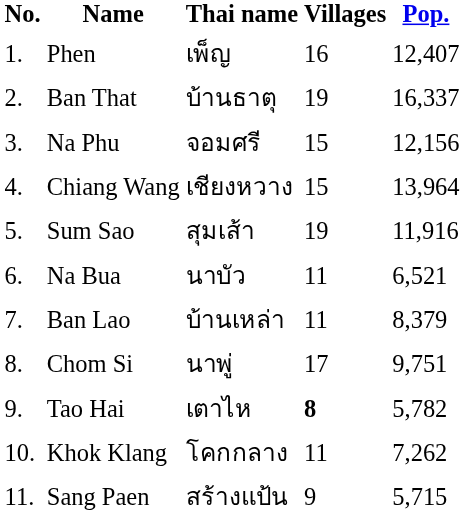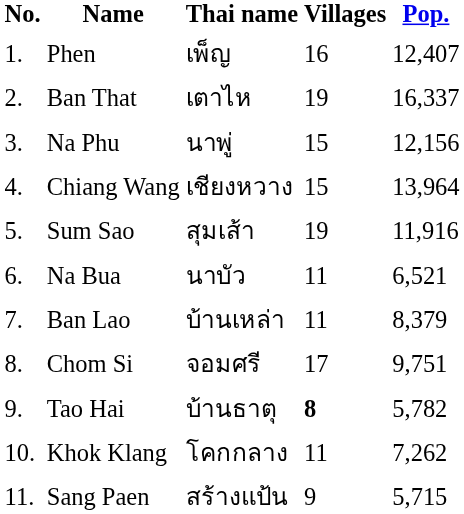(231, 98) บ้านธาตุ -> (219, 98) เตาไห
(223, 142) จอมศรี -> (209, 142) นาพู่
(209, 364) นาพู่ -> (223, 364) จอมศรี
(219, 408) เตาไห -> (231, 408) บ้านธาตุ
